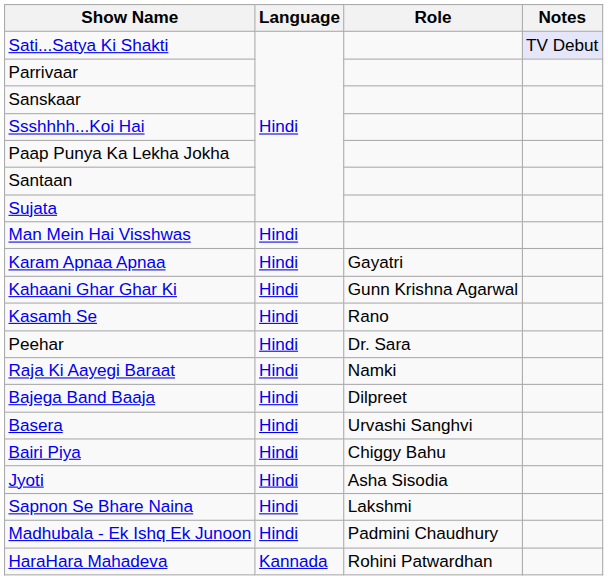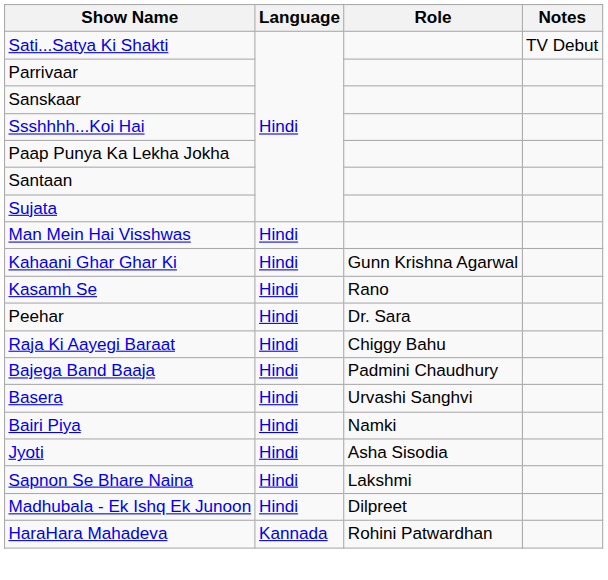(562, 45) lavender background -> (562, 45) no background
- row: (87, 262)
(372, 371) Namki -> (397, 343) Chiggy Bahu
(377, 398) Dilpreet -> (423, 371) Padmini Chaudhury
(397, 452) Chiggy Bahu -> (372, 425) Namki
(423, 533) Padmini Chaudhury -> (377, 506) Dilpreet
